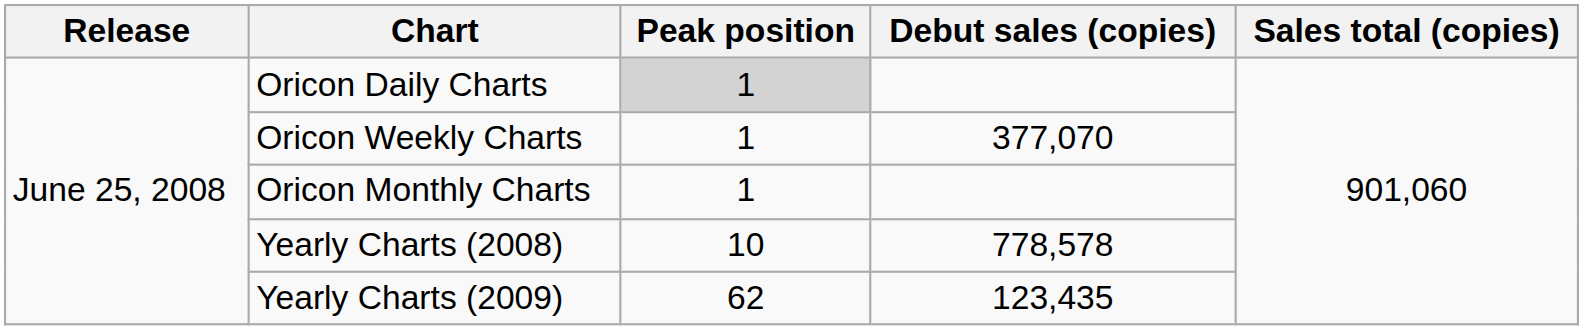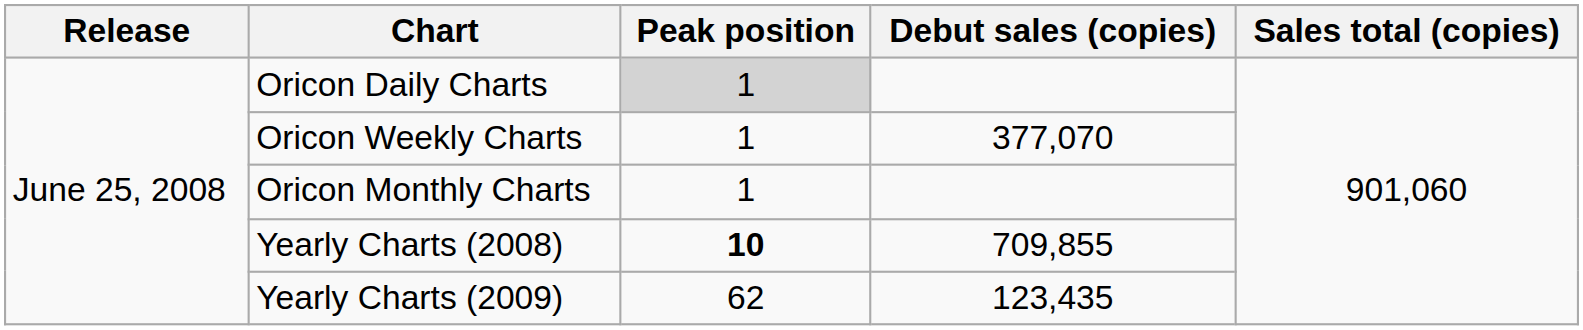(746, 244) normal -> (746, 244) bold
(1053, 244) 778,578 -> (1053, 244) 709,855
